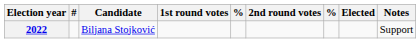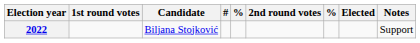columns swapped: (74, 12) <-> (194, 12)
